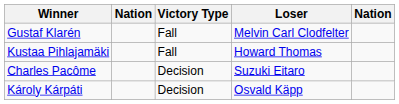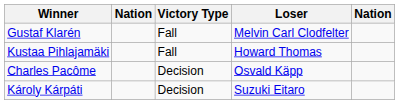(269, 71) Suzuki Eitaro -> (268, 71) Osvald Käpp
(268, 90) Osvald Käpp -> (269, 90) Suzuki Eitaro
